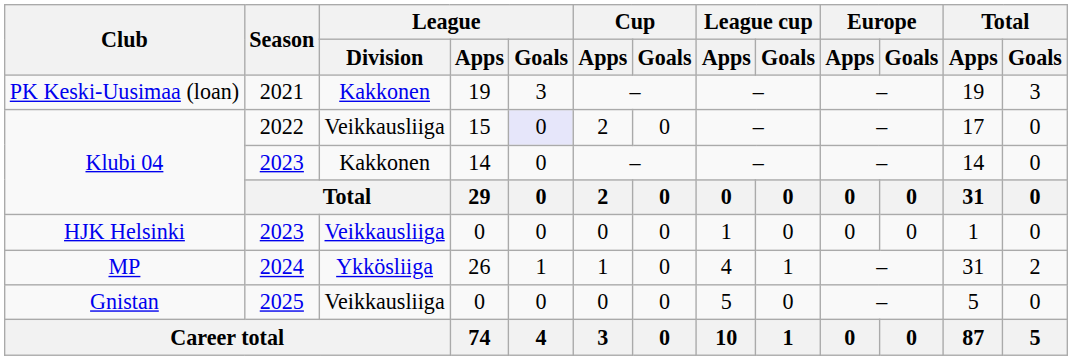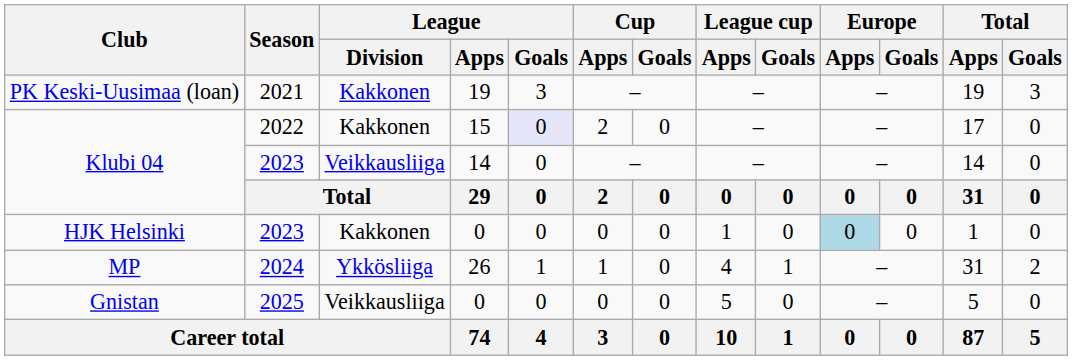(385, 127) Veikkausliiga -> (385, 127) Kakkonen
(385, 162) Kakkonen -> (385, 162) Veikkausliiga
(385, 232) Veikkausliiga -> (385, 232) Kakkonen
(850, 232) no background -> (850, 232) lightblue background
